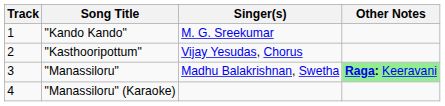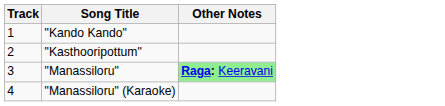- column: (260, 14)
